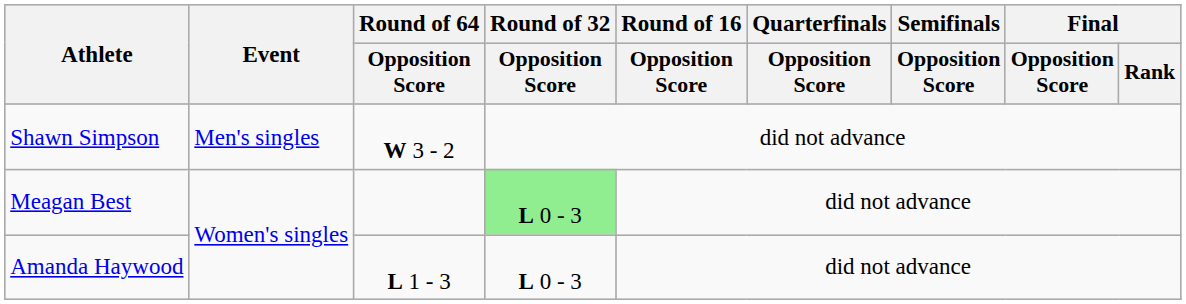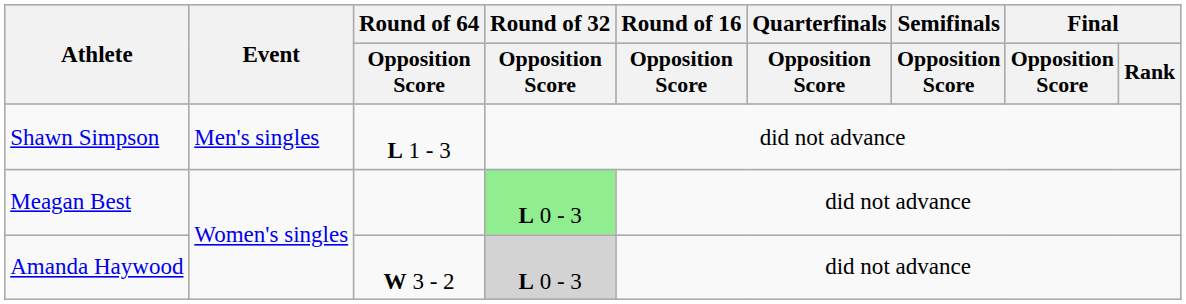(419, 150) W 3 - 2 -> (419, 150) L 1 - 3
(419, 281) L 1 - 3 -> (419, 281) W 3 - 2
(550, 281) no background -> (550, 281) lightgrey background
